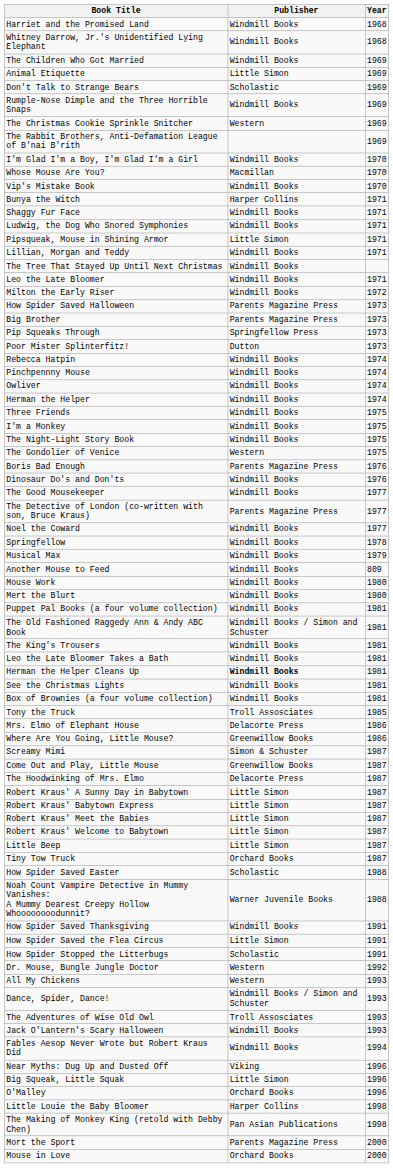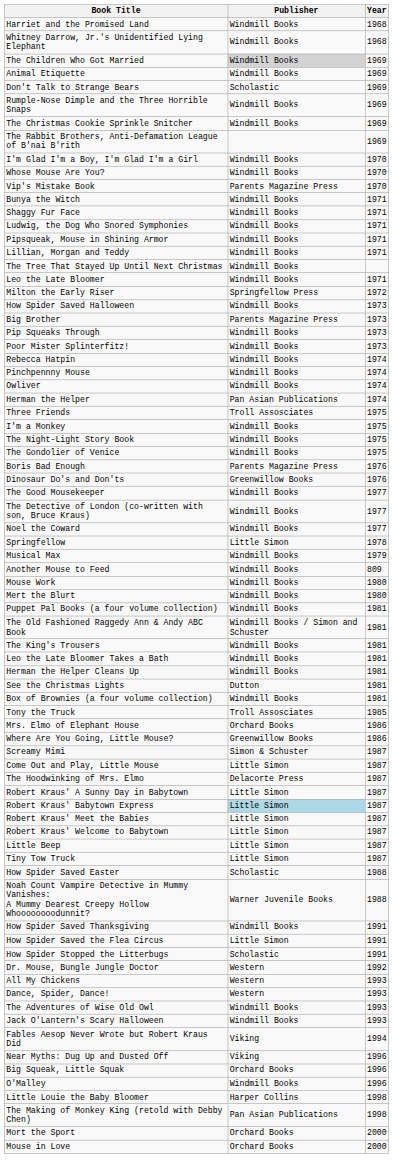(264, 60) no background -> (264, 60) lightgrey background
(259, 74) Little Simon -> (264, 74) Windmill Books
(247, 123) Western -> (264, 123) Windmill Books
(252, 173) Macmillan -> (264, 173) Windmill Books
(264, 186) Windmill Books -> (284, 186) Parents Magazine Press
(264, 200) Harper Collins -> (264, 200) Windmill Books
(259, 240) Little Simon -> (264, 240) Windmill Books
(264, 293) Windmill Books -> (274, 293) Springfellow Press
(284, 306) Parents Magazine Press -> (264, 306) Windmill Books
(274, 333) Springfellow Press -> (264, 333) Windmill Books
(244, 346) Dutton -> (264, 346) Windmill Books
(264, 400) Windmill Books -> (284, 400) Pan Asian Publications
(264, 413) Windmill Books -> (271, 413) Troll Assosciates
(247, 453) Western -> (264, 453) Windmill Books
(264, 480) Windmill Books -> (271, 480) Greenwillow Books
(284, 511) Parents Magazine Press -> (264, 511) Windmill Books
(264, 543) Windmill Books -> (259, 543) Little Simon
(264, 672) bold -> (264, 672) normal
(264, 686) Windmill Books -> (244, 686) Dutton
(267, 726) Delacorte Press -> (262, 726) Orchard Books
(271, 766) Greenwillow Books -> (259, 766) Little Simon
(259, 806) no background -> (259, 806) lightblue background
(262, 859) Orchard Books -> (259, 859) Little Simon
(294, 999) Windmill Books / Simon and Schuster -> (247, 994) Western
(271, 1017) Troll Assosciates -> (264, 1008) Windmill Books
(264, 1048) Windmill Books -> (244, 1039) Viking
(259, 1080) Little Simon -> (262, 1070) Orchard Books
(262, 1093) Orchard Books -> (264, 1084) Windmill Books
(284, 1143) Parents Magazine Press -> (262, 1133) Orchard Books
